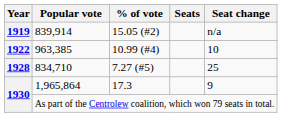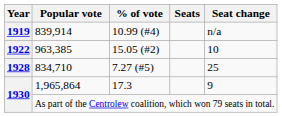(136, 31) 15.05 (#2) -> (136, 31) 10.99 (#4)
(136, 49) 10.99 (#4) -> (136, 49) 15.05 (#2)
